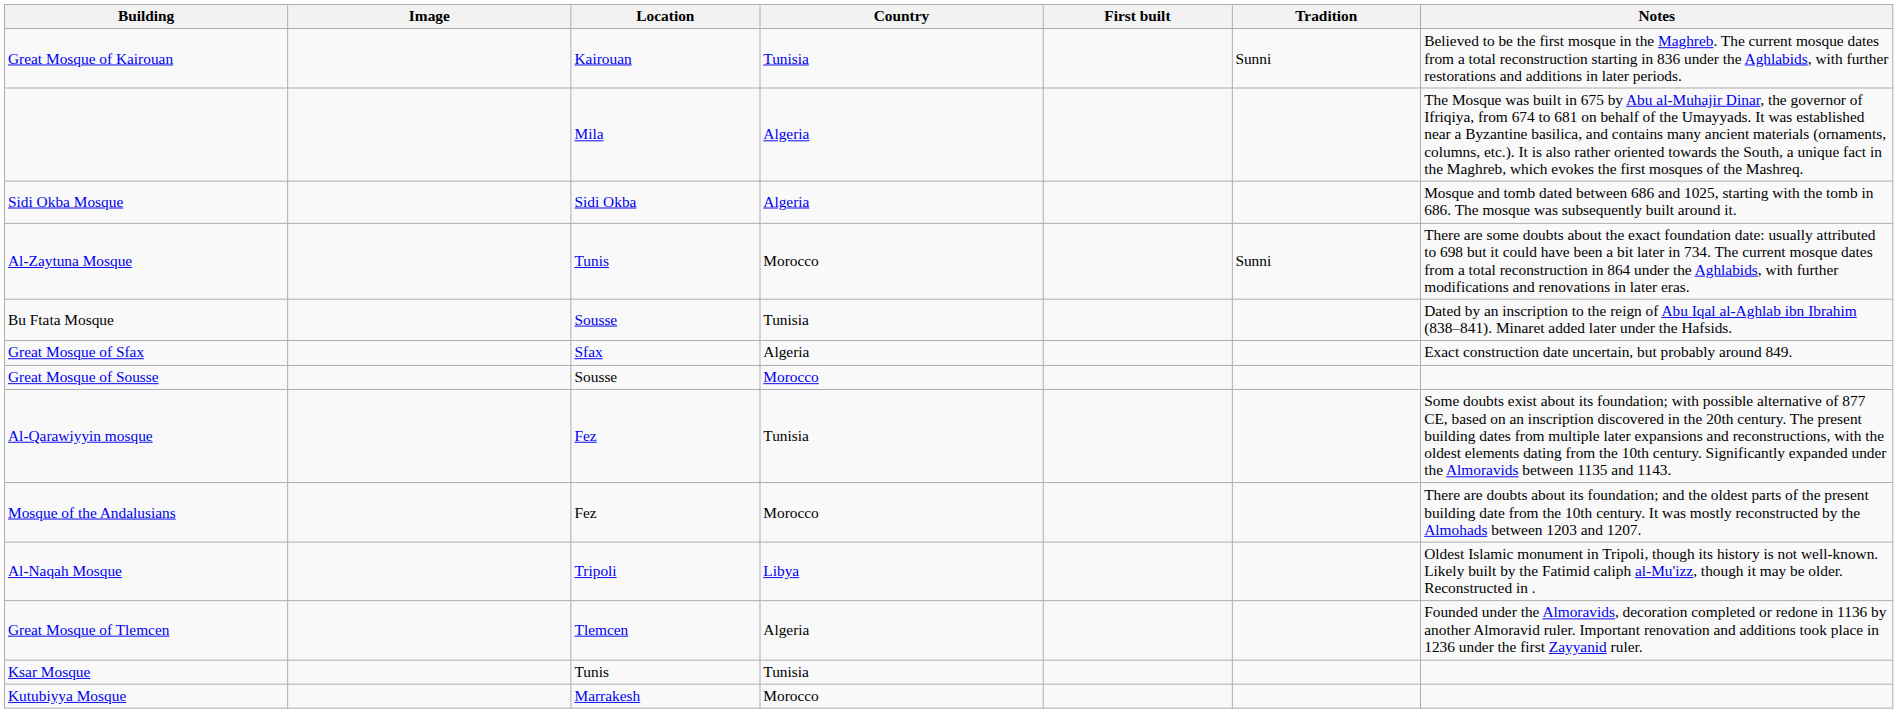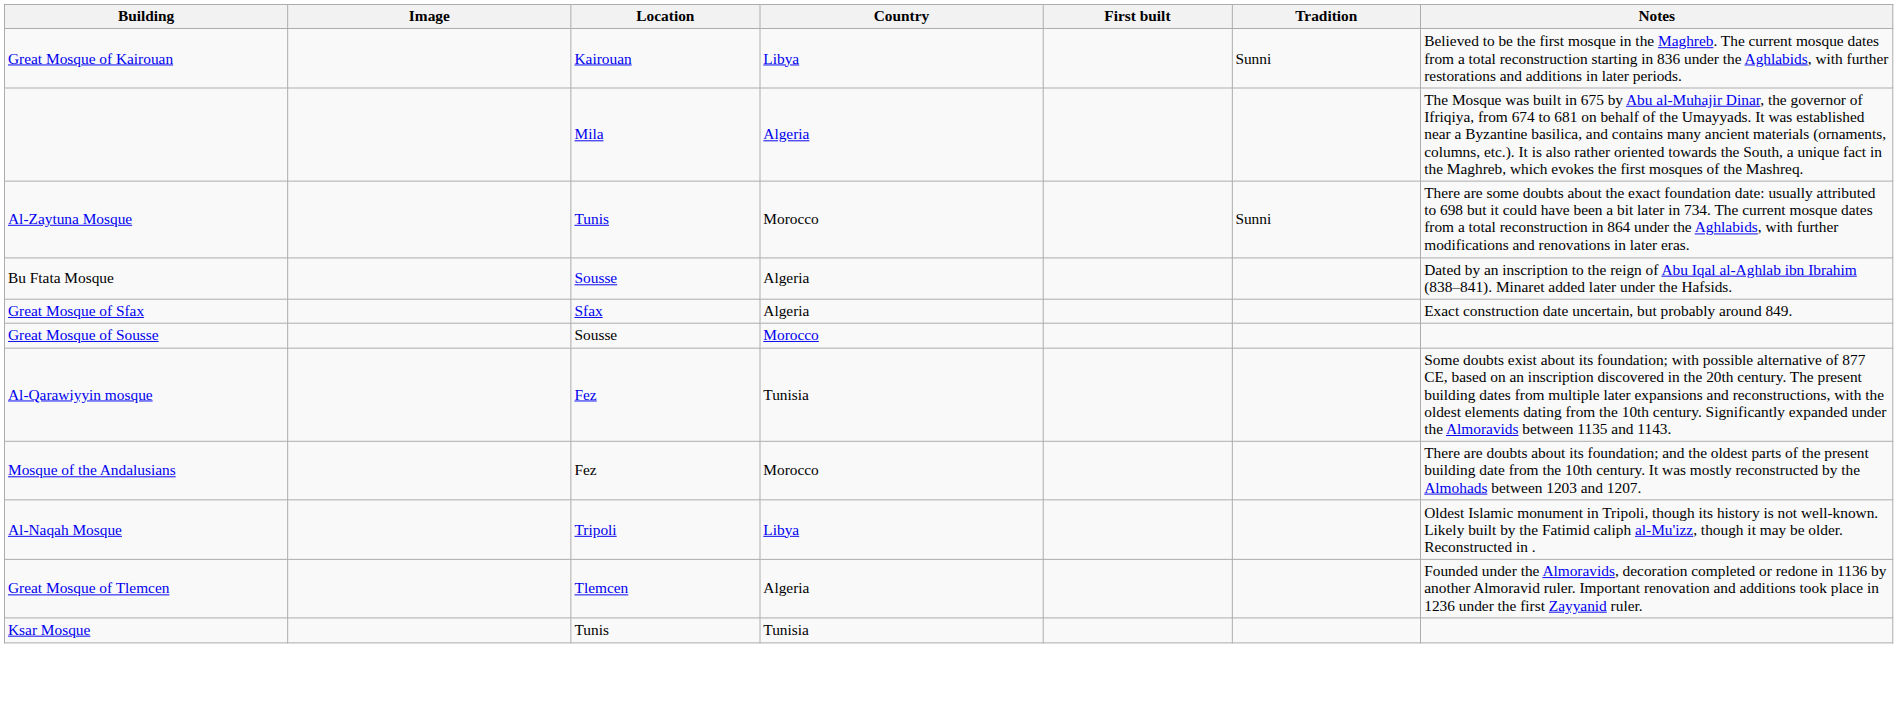(786, 58) Tunisia -> (781, 58) Libya
- row: (66, 202)
(786, 319) Tunisia -> (786, 278) Algeria
- row: (67, 696)
